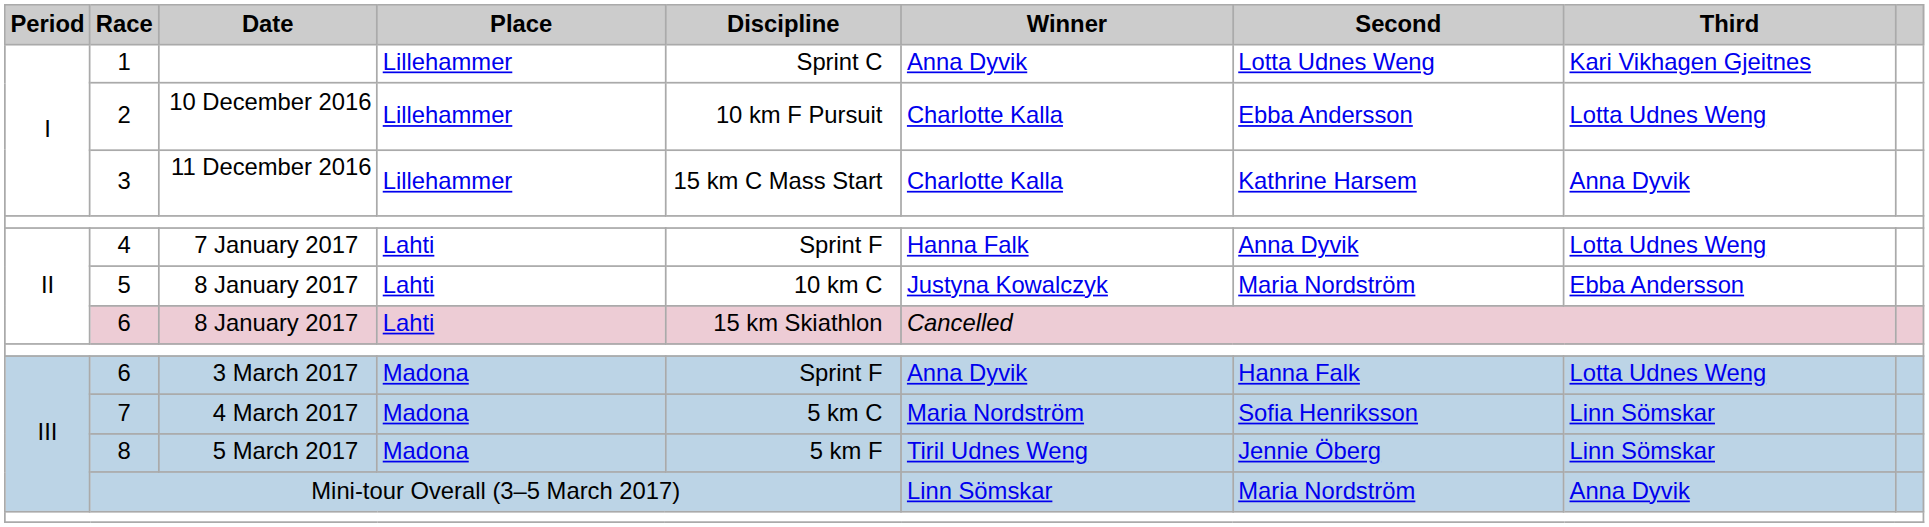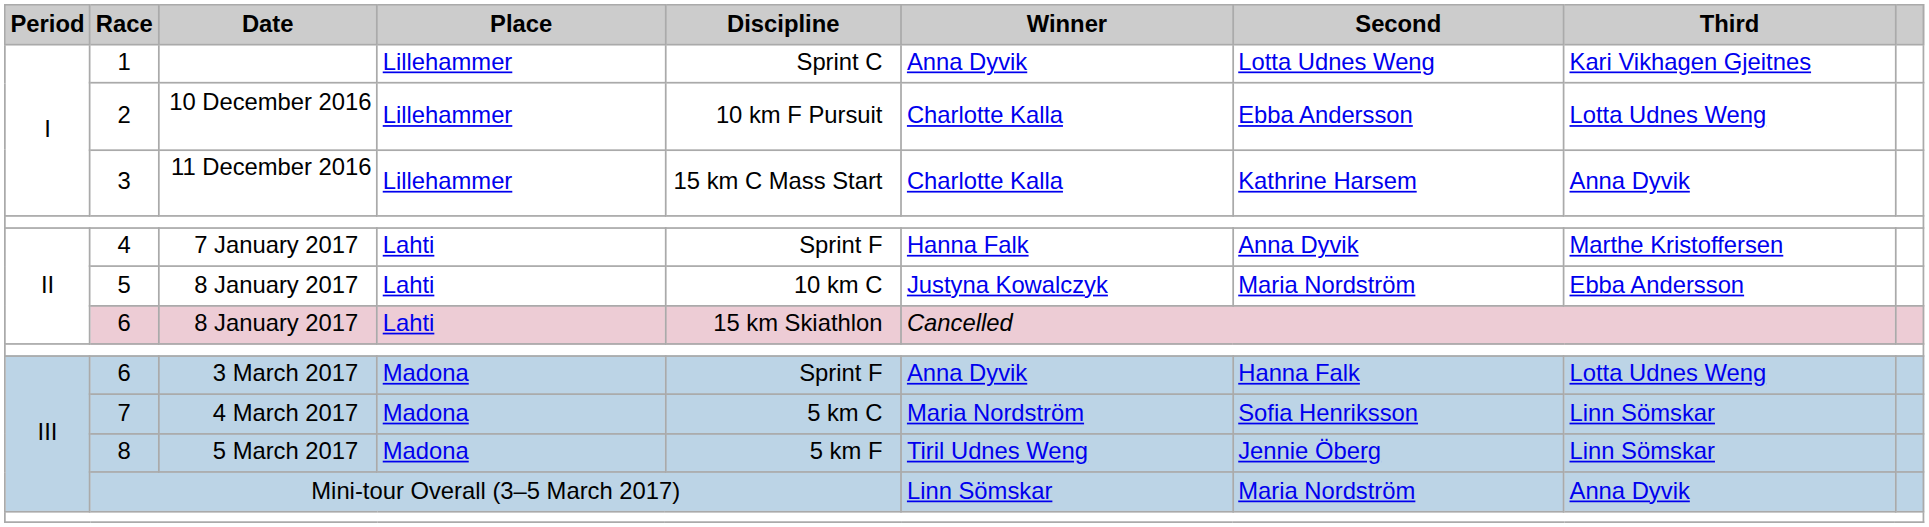(1668, 246) Lotta Udnes Weng -> (1676, 246) Marthe Kristoffersen
